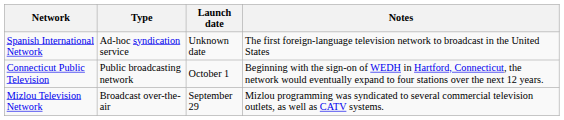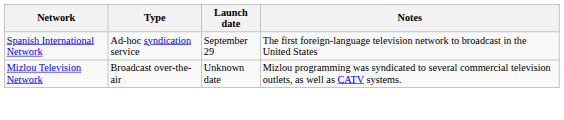(209, 46) Unknown date -> (226, 46) September 29
- row: (46, 73)
(210, 101) September 29 -> (224, 73) Unknown date
